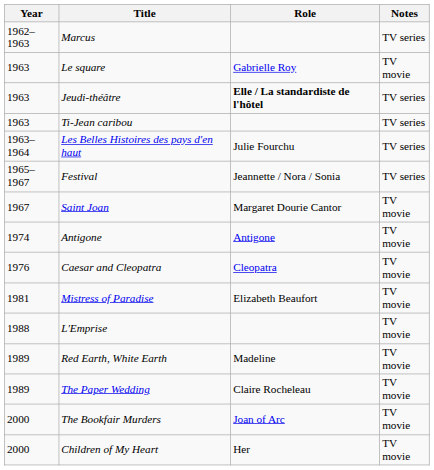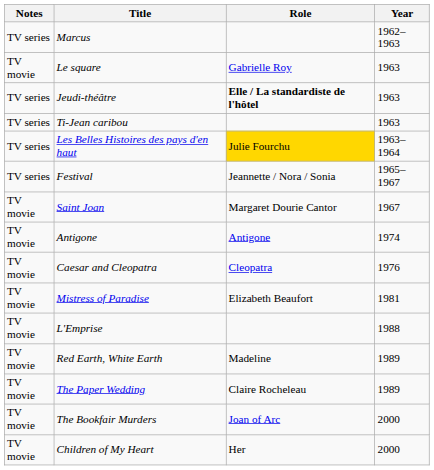columns swapped: (31, 13) <-> (404, 13)
(264, 146) no background -> (259, 146) gold background
